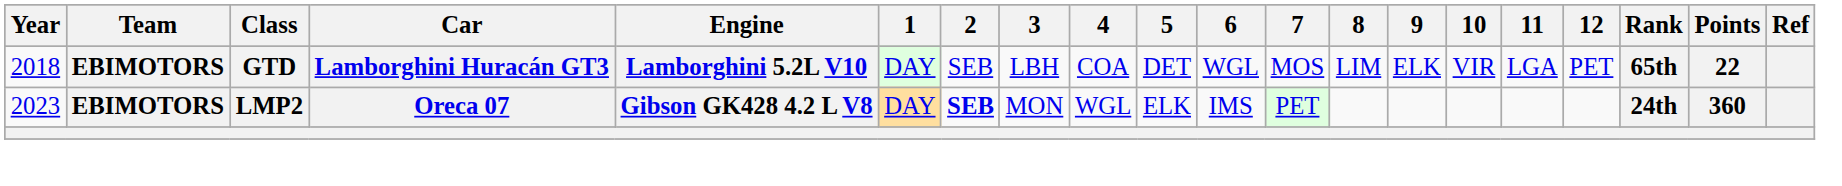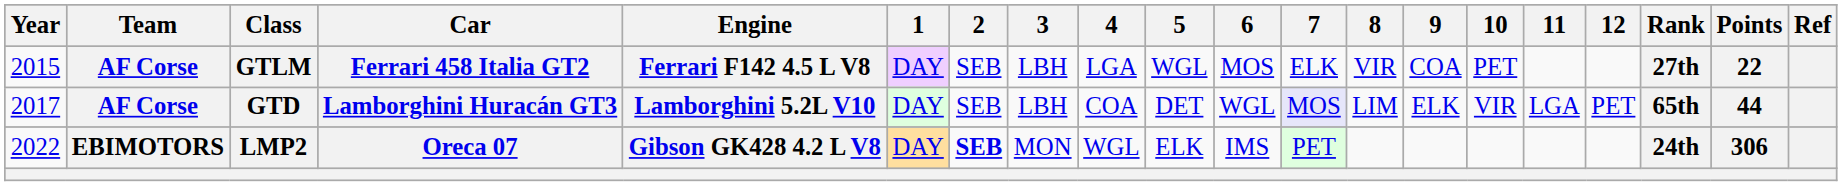+ row: (273, 66)
(35, 66) 2018 -> (35, 107) 2017
(148, 66) EBIMOTORS -> (148, 107) AF Corse
(1297, 66) no background -> (1314, 107) lavender background
(1727, 66) 22 -> (1749, 107) 44
(35, 107) 2023 -> (35, 147) 2022
(1727, 107) 360 -> (1749, 147) 306
